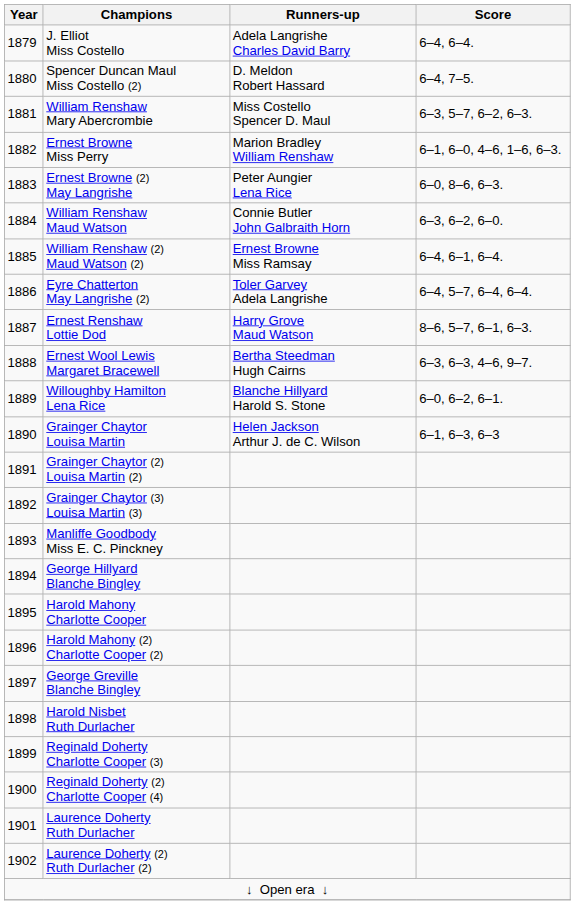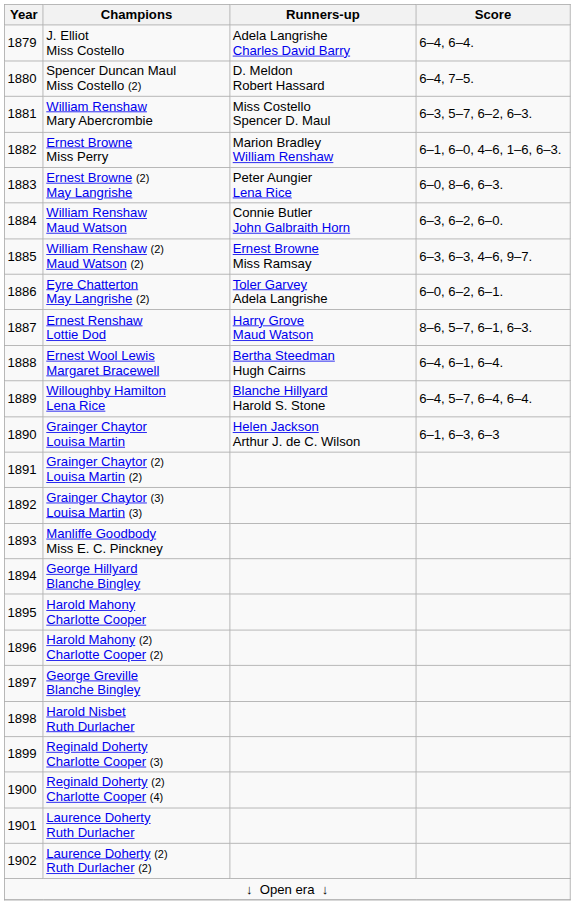(461, 256) 6–4, 6–1, 6–4. -> (476, 256) 6–3, 6–3, 4–6, 9–7.
(476, 292) 6–4, 5–7, 6–4, 6–4. -> (461, 292) 6–0, 6–2, 6–1.
(476, 363) 6–3, 6–3, 4–6, 9–7. -> (461, 363) 6–4, 6–1, 6–4.
(461, 398) 6–0, 6–2, 6–1. -> (476, 398) 6–4, 5–7, 6–4, 6–4.
